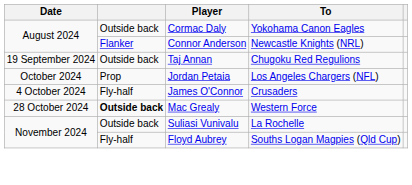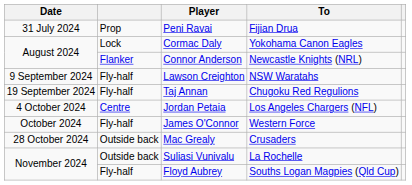+ row: (188, 28)
(129, 28) Outside back -> (110, 44) Lock
+ row: (204, 76)
(129, 60) Outside back -> (116, 92) Fly-half
(51, 76) October 2024 -> (51, 108) 4 October 2024
(110, 76) Prop -> (115, 108) Centre
(51, 92) 4 October 2024 -> (51, 124) October 2024
(274, 92) Crusaders -> (282, 124) Western Force
(131, 108) bold -> (129, 140) normal
(284, 108) Western Force -> (272, 140) Crusaders
